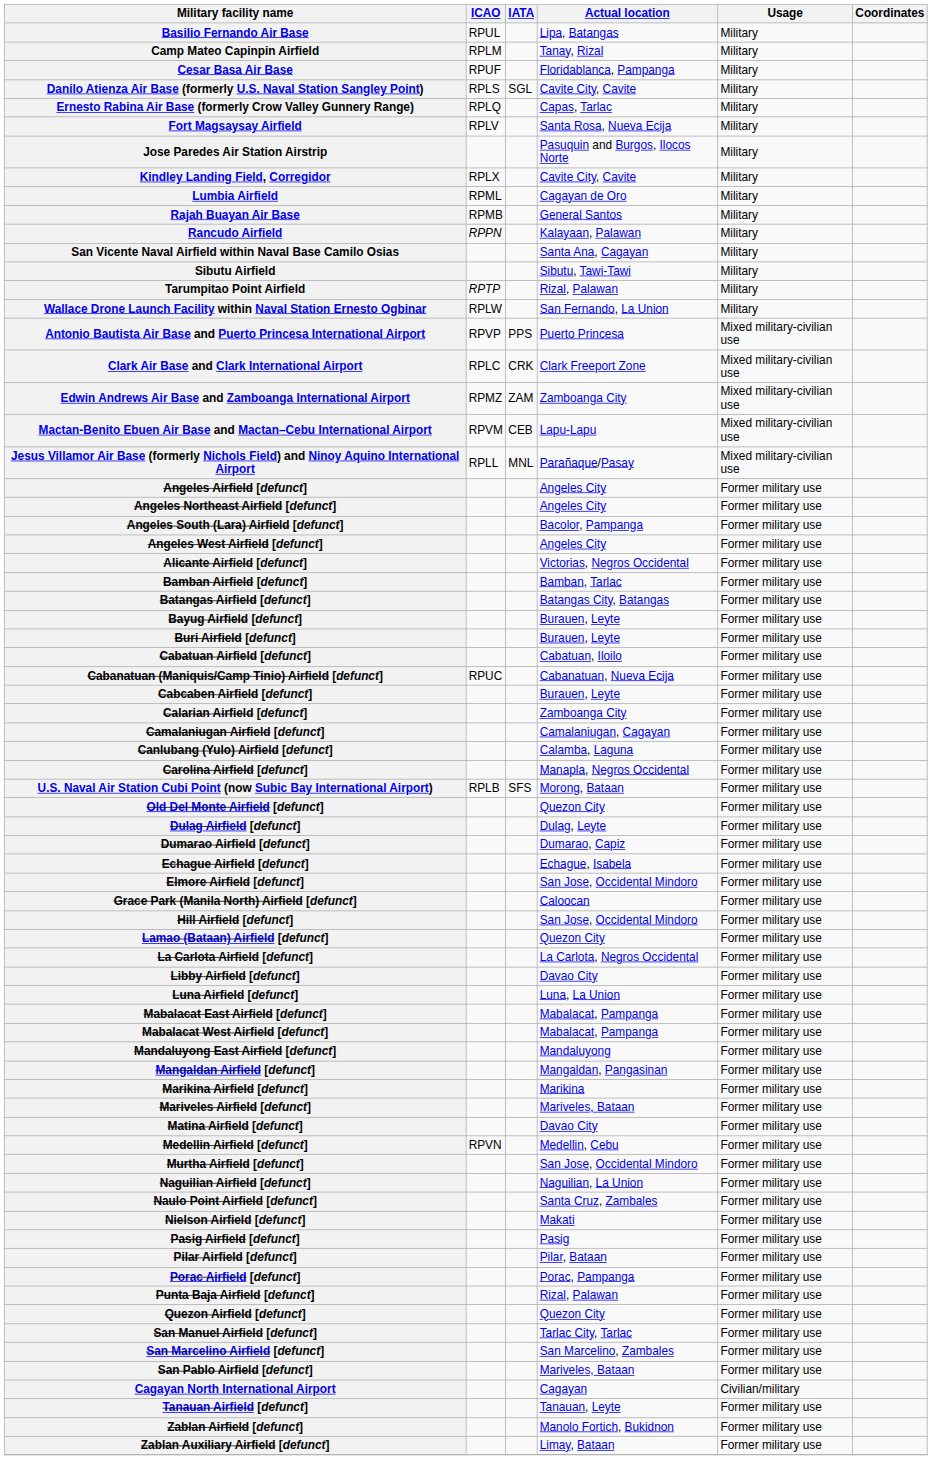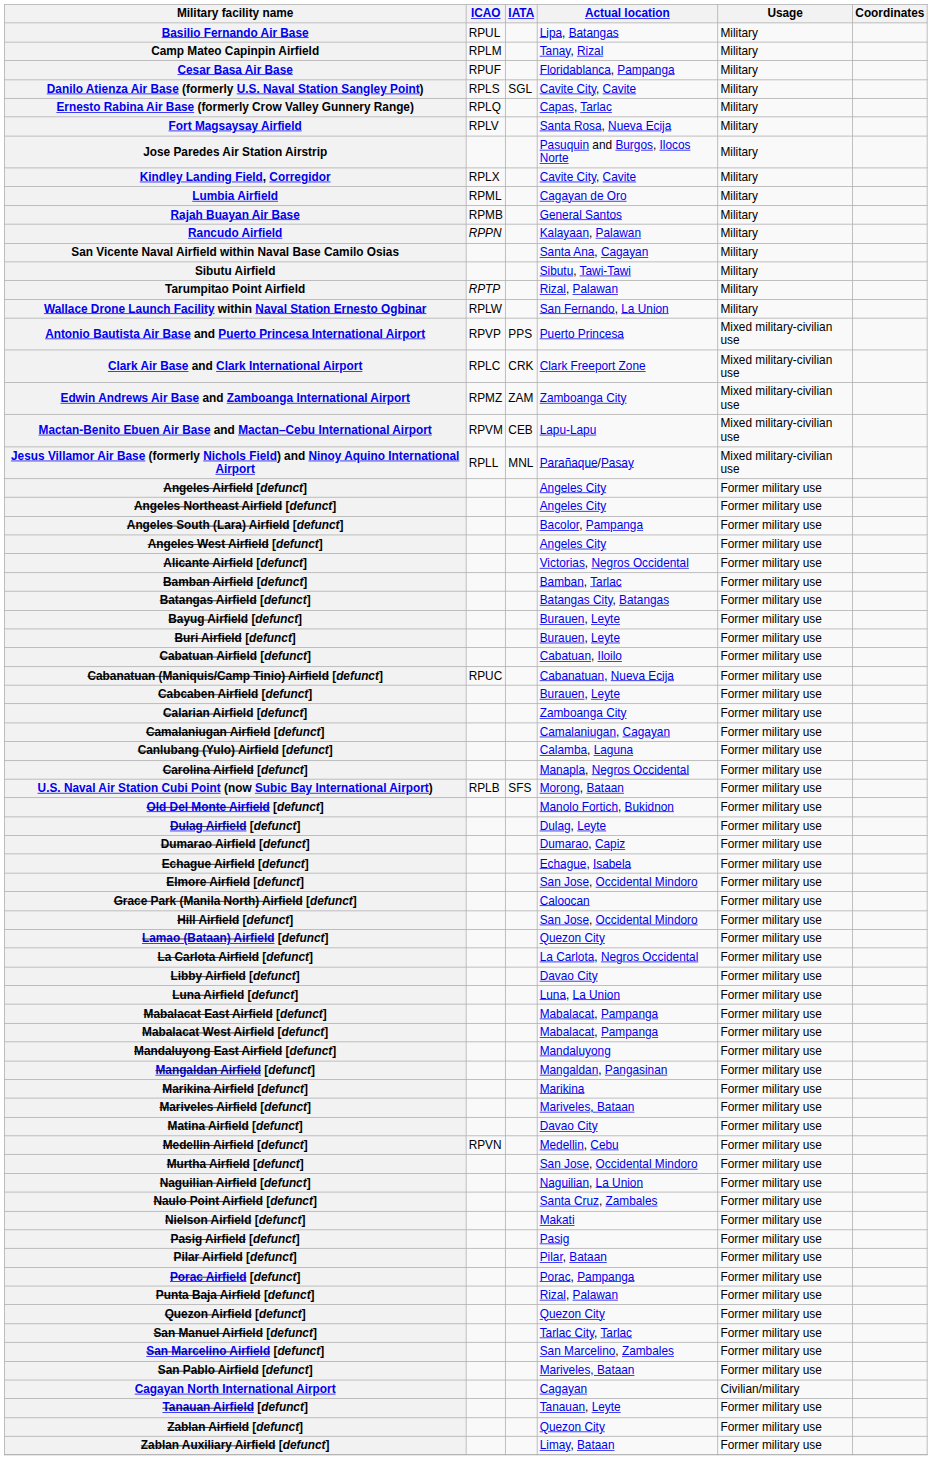(572, 807) Quezon City -> (607, 807) Manolo Fortich, Bukidnon
(607, 1427) Manolo Fortich, Bukidnon -> (572, 1427) Quezon City
